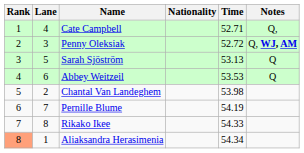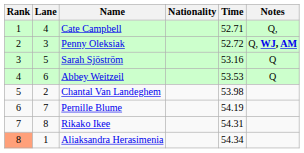(232, 60) 53.13 -> (232, 60) 53.16
(232, 124) 54.33 -> (232, 124) 54.31
